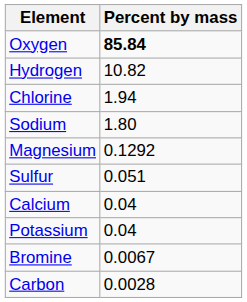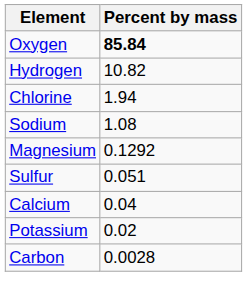(120, 124) 1.80 -> (120, 124) 1.08
(120, 230) 0.04 -> (120, 230) 0.02
- row: (40, 257)
